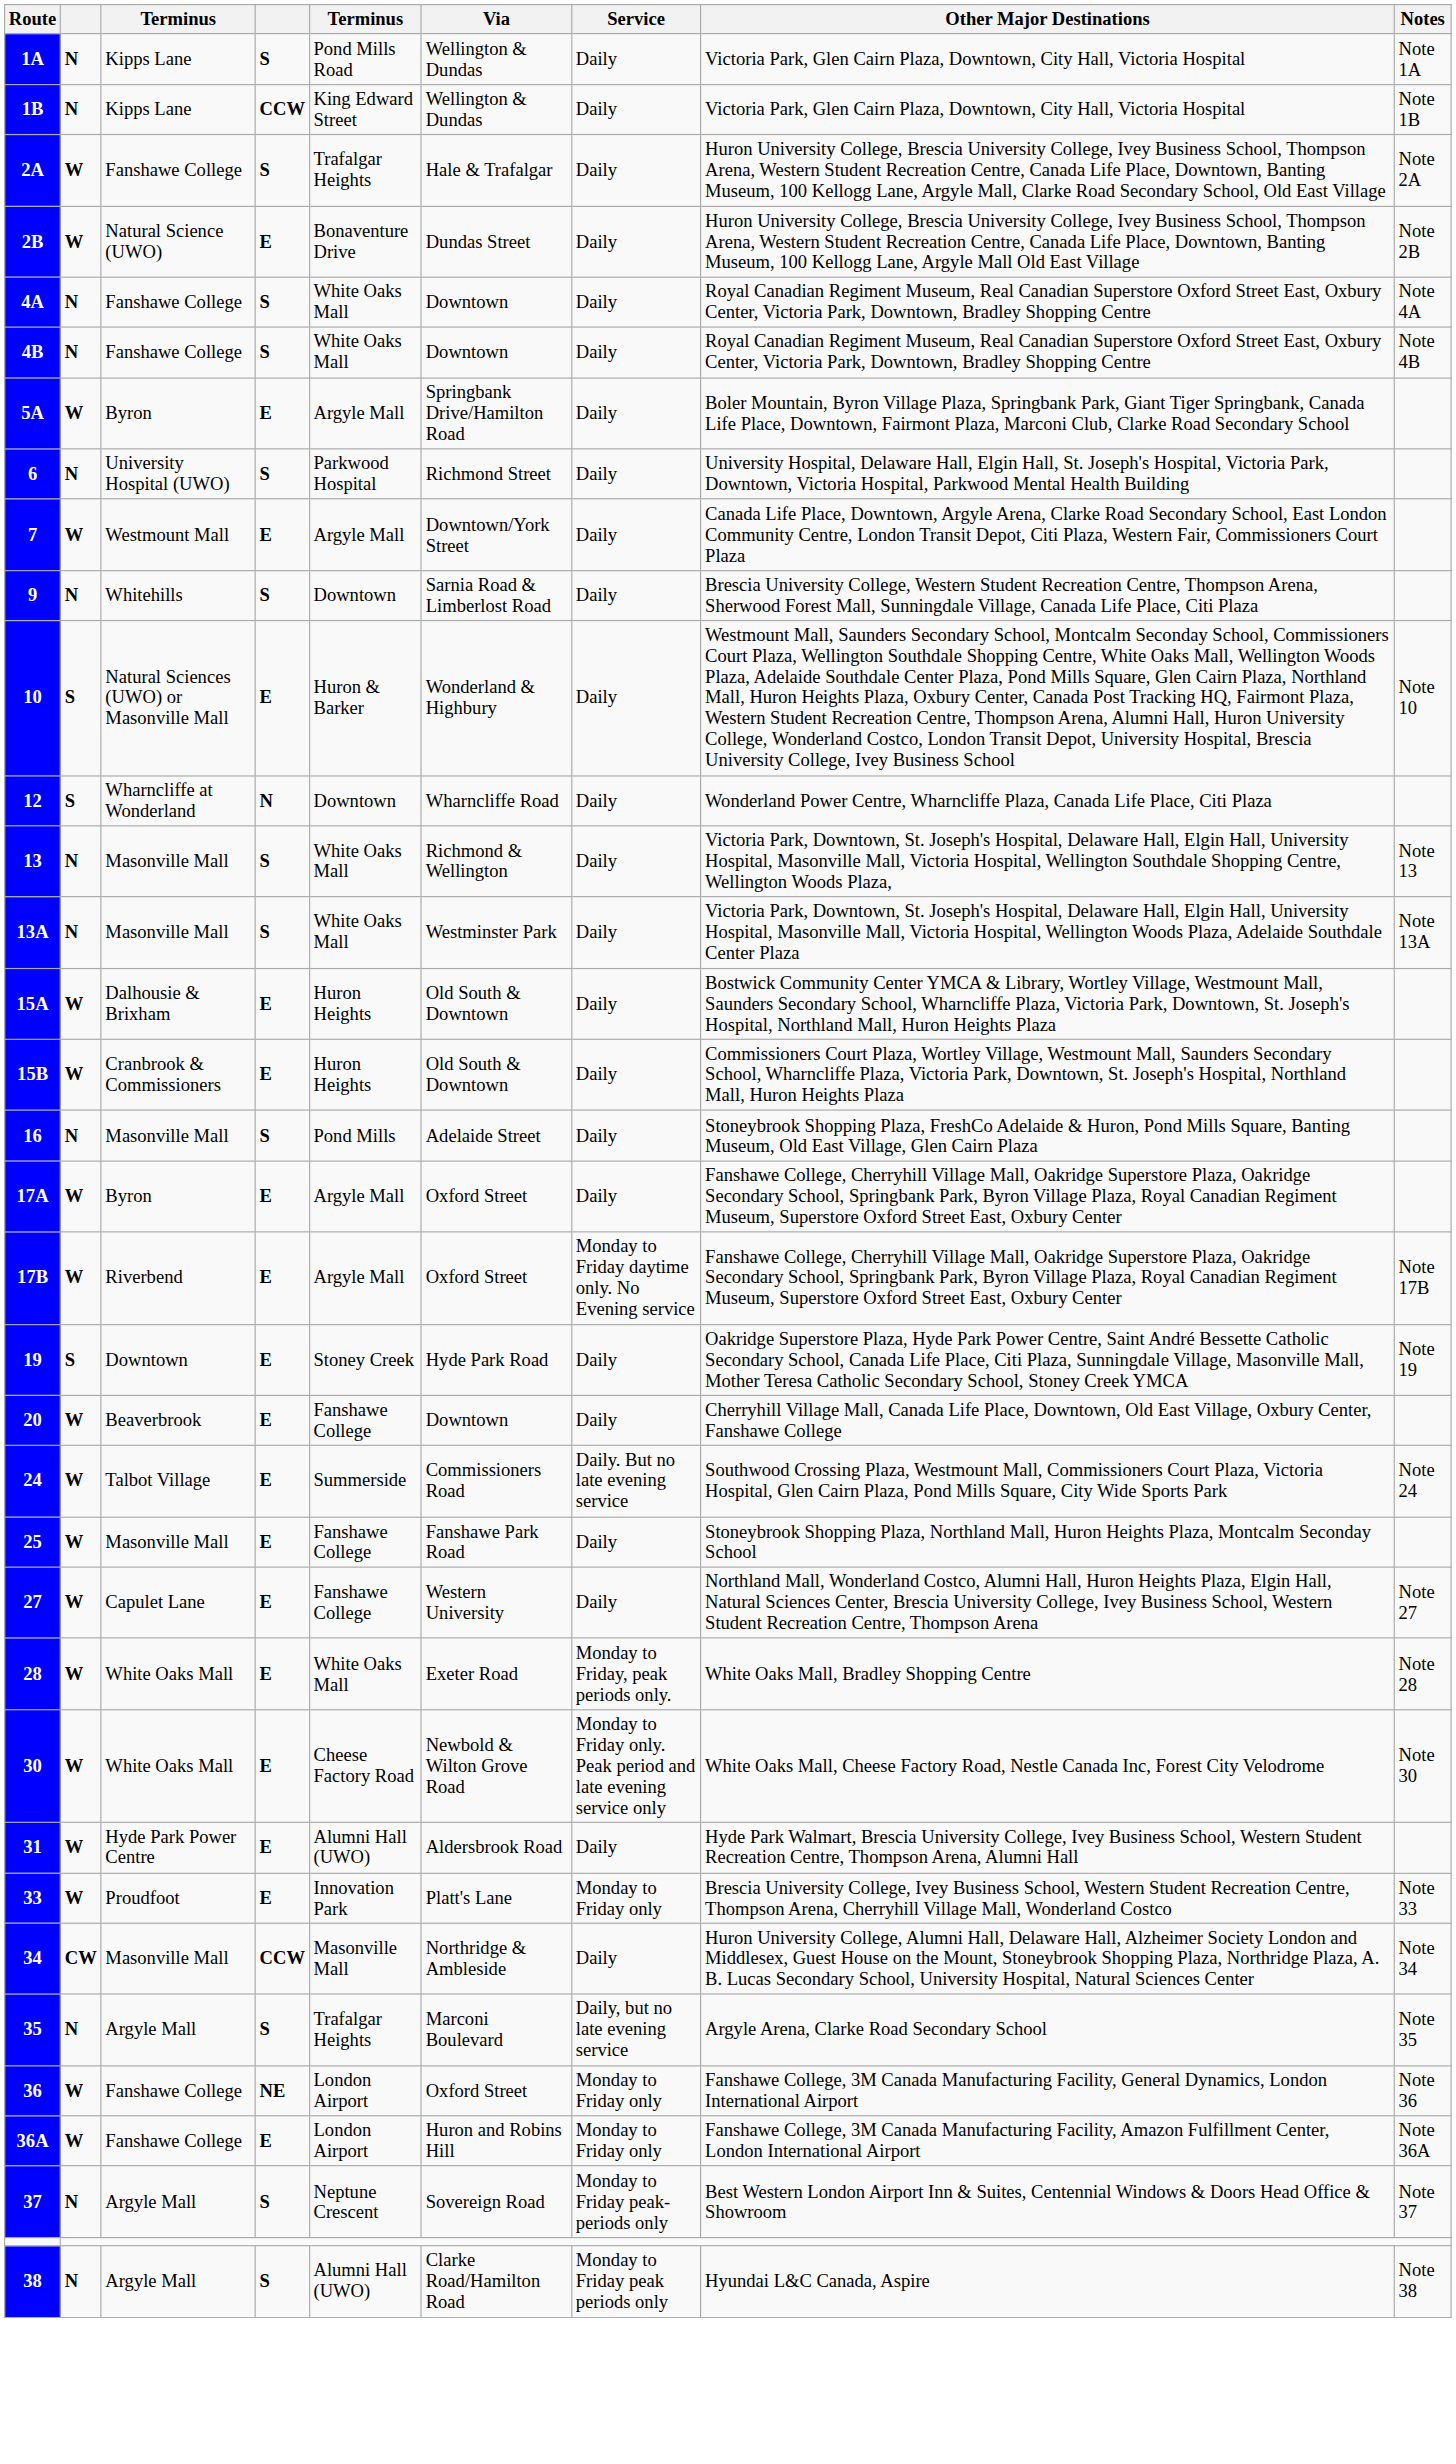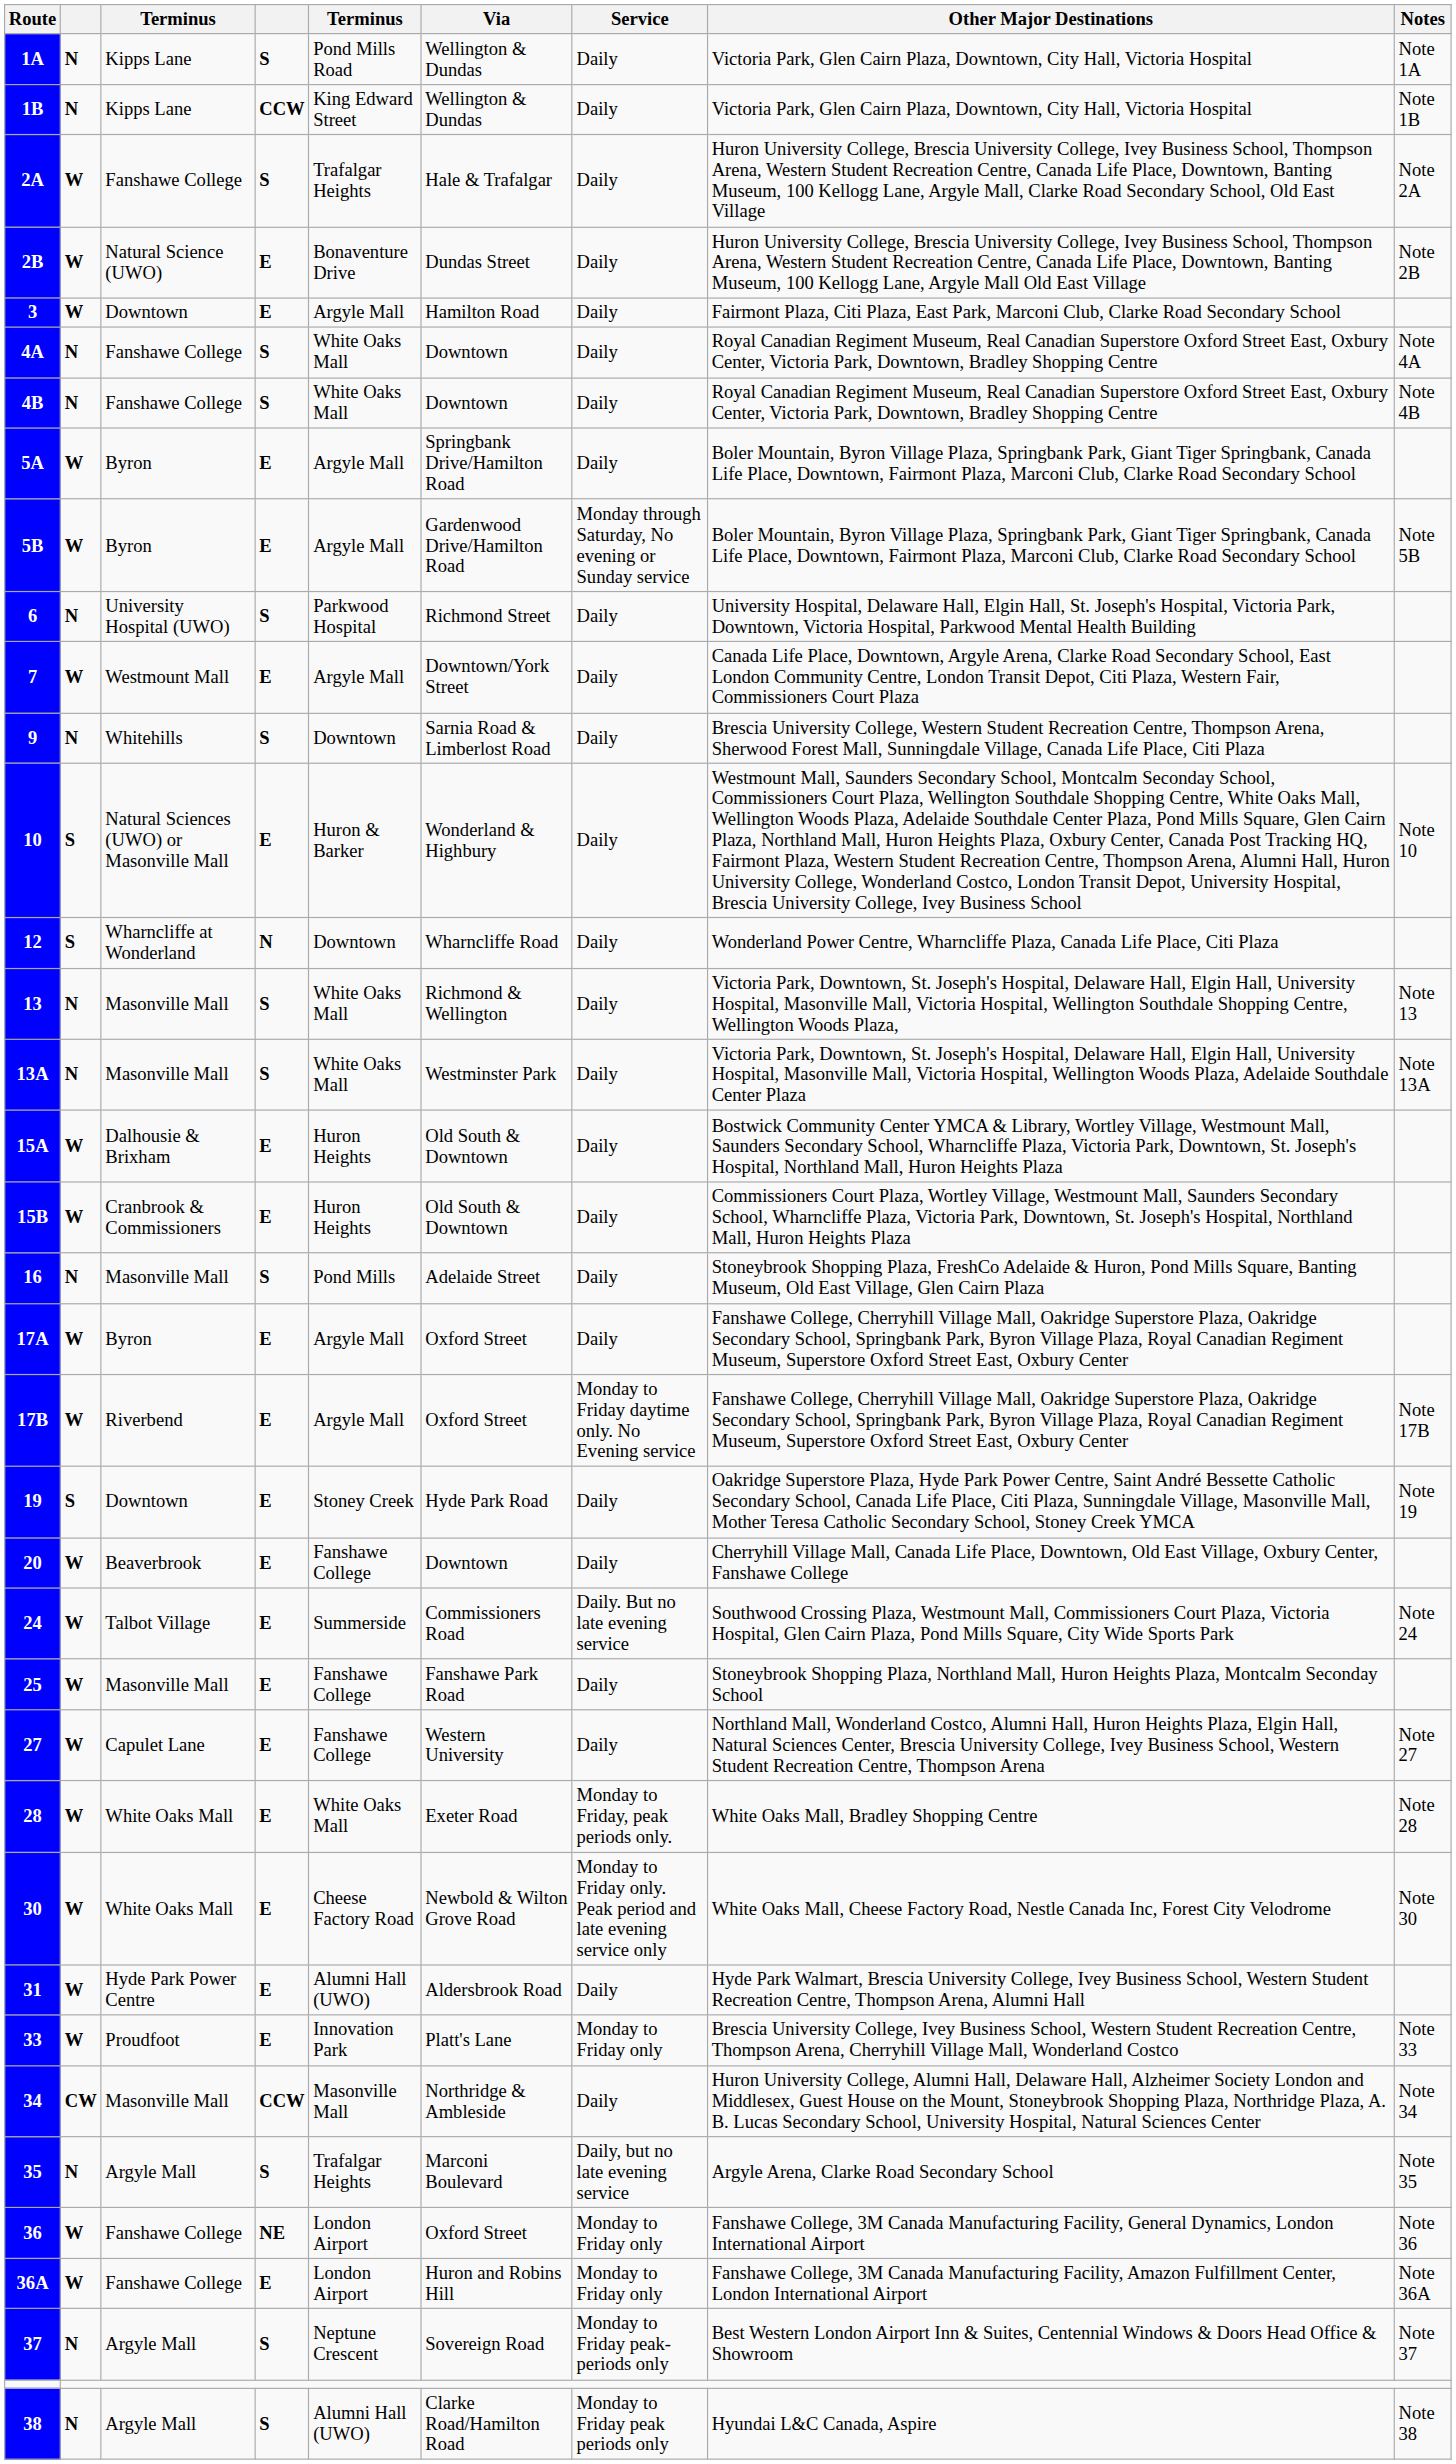+ row: (33, 312)
+ row: (33, 545)
